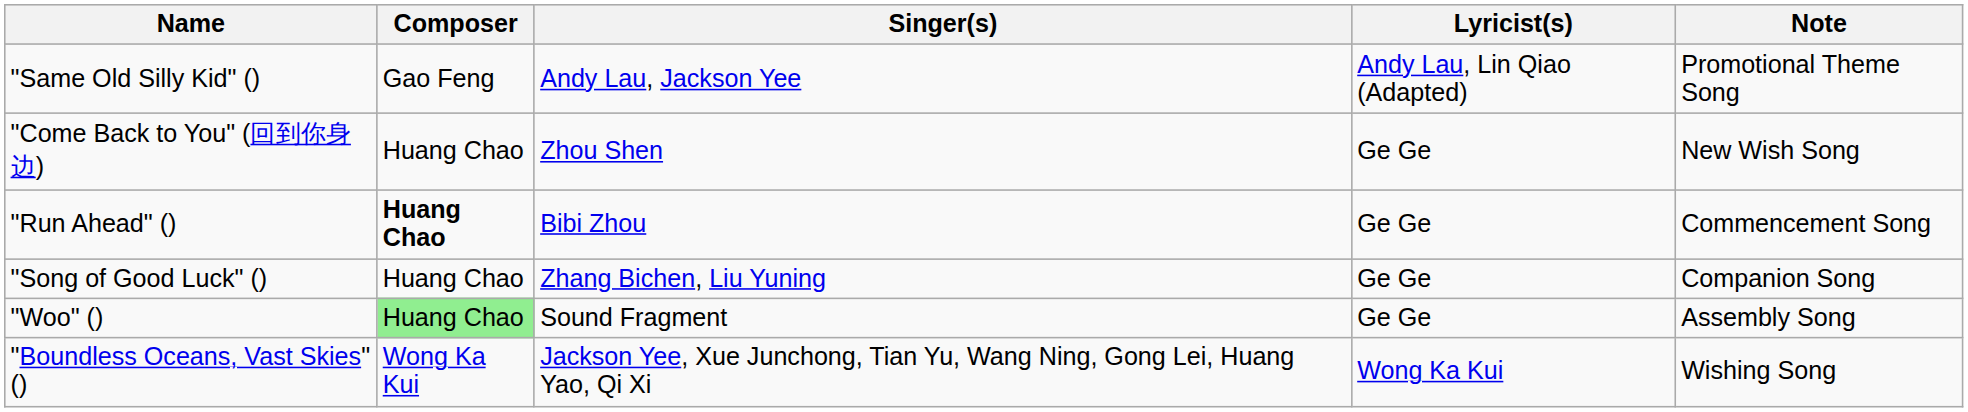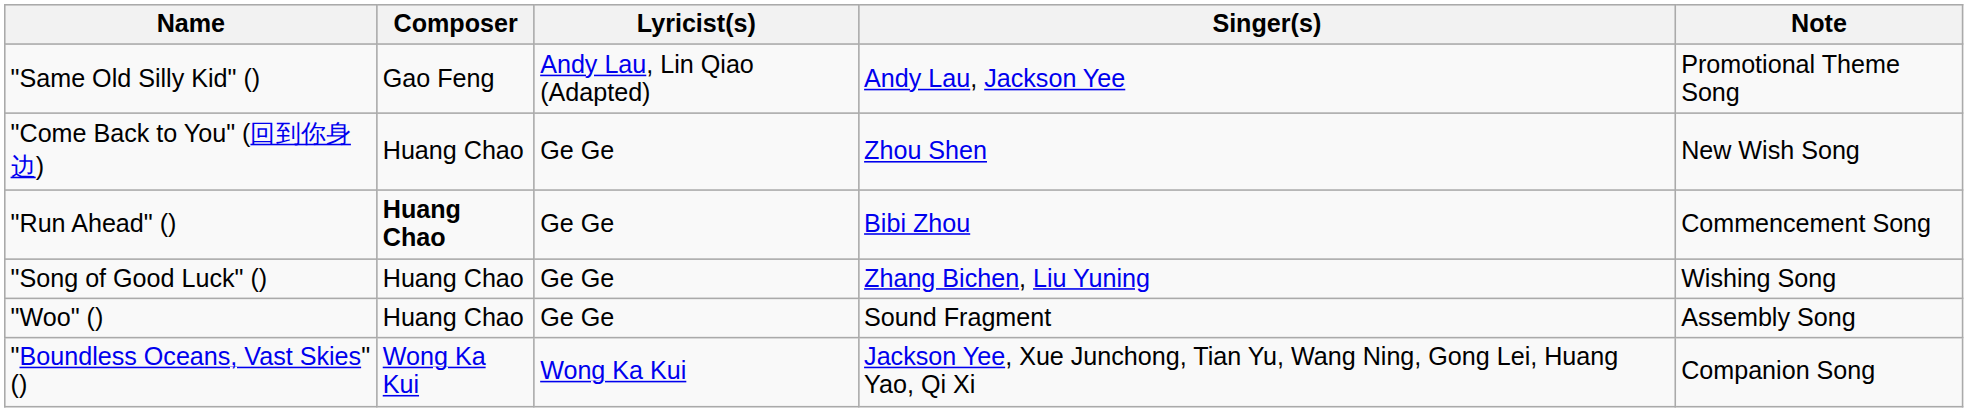columns swapped: (1513, 24) <-> (943, 24)
(1778, 277) Companion Song -> (1759, 277) Wishing Song
(453, 317) lightgreen background -> (453, 317) no background
(1759, 371) Wishing Song -> (1778, 371) Companion Song
